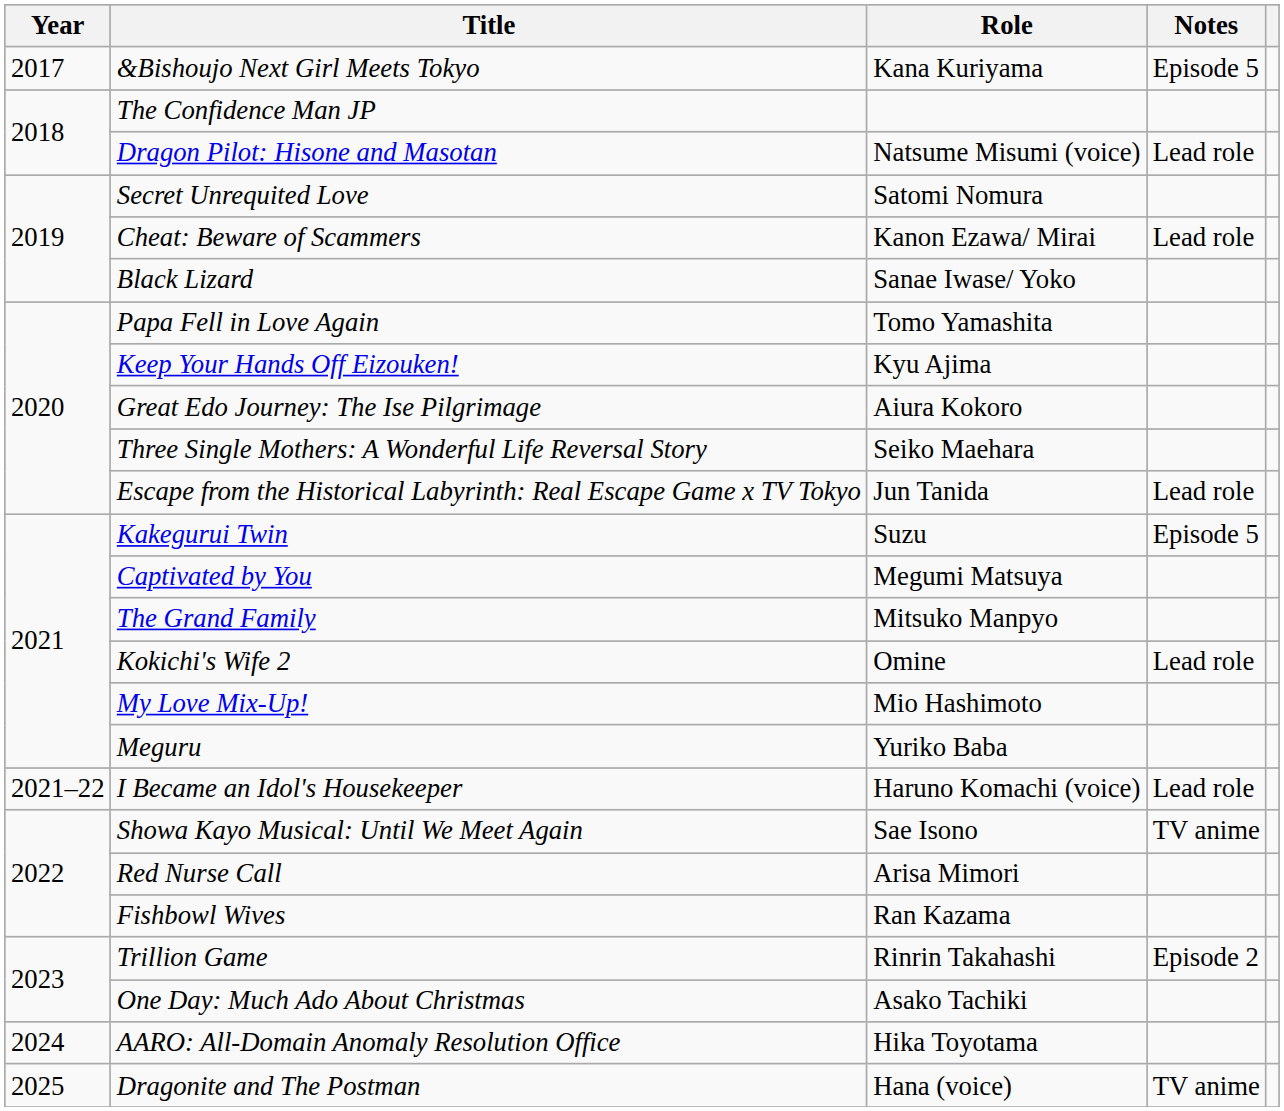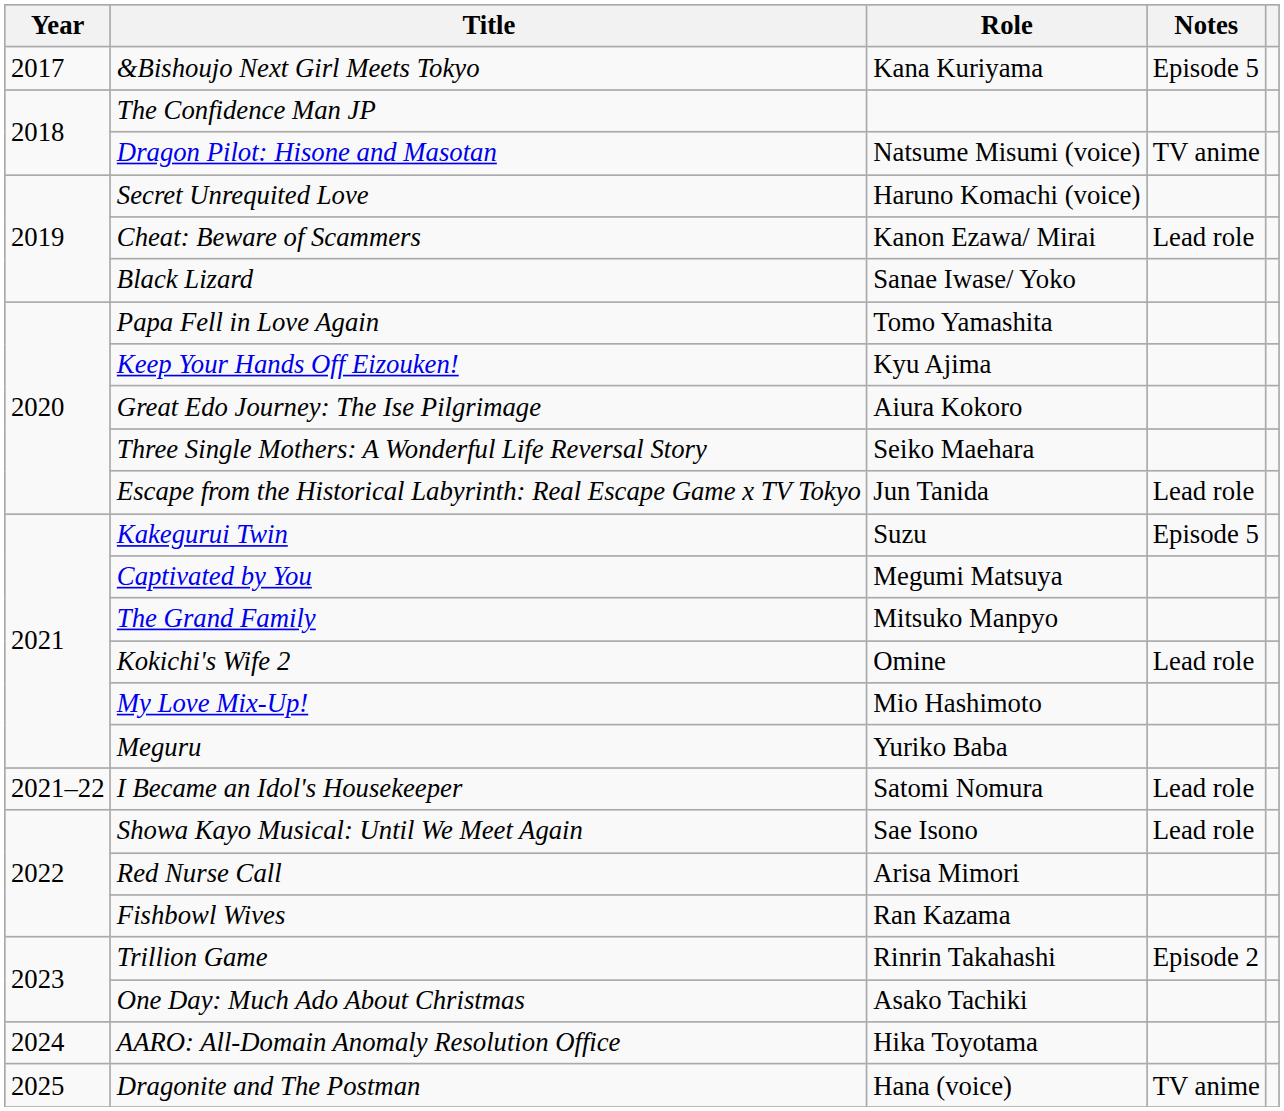(1204, 152) Lead role -> (1206, 152) TV anime
(958, 195) Satomi Nomura -> (1007, 195) Haruno Komachi (voice)
(1007, 788) Haruno Komachi (voice) -> (958, 788) Satomi Nomura
(1206, 830) TV anime -> (1204, 830) Lead role
